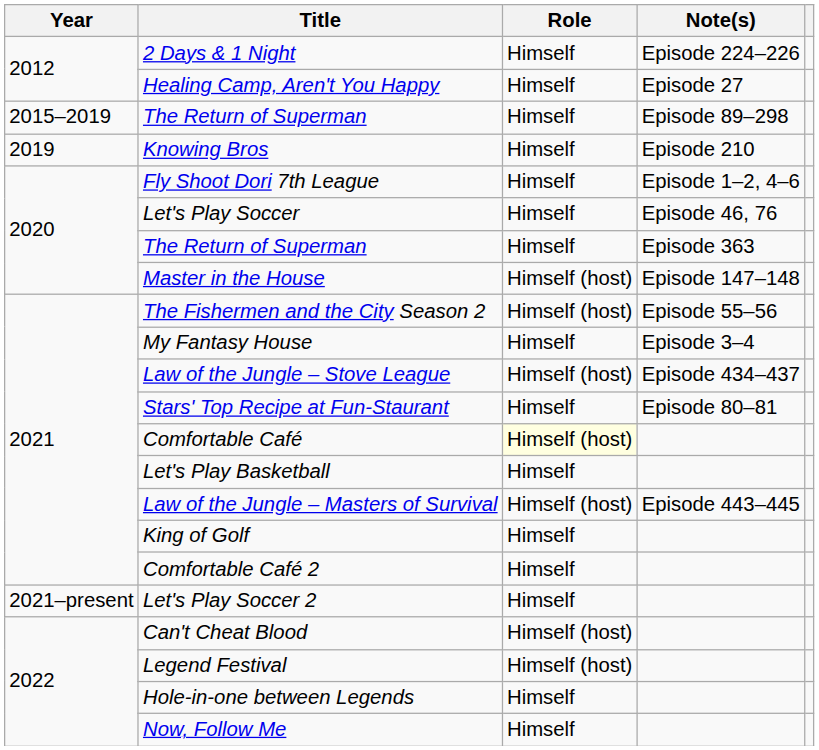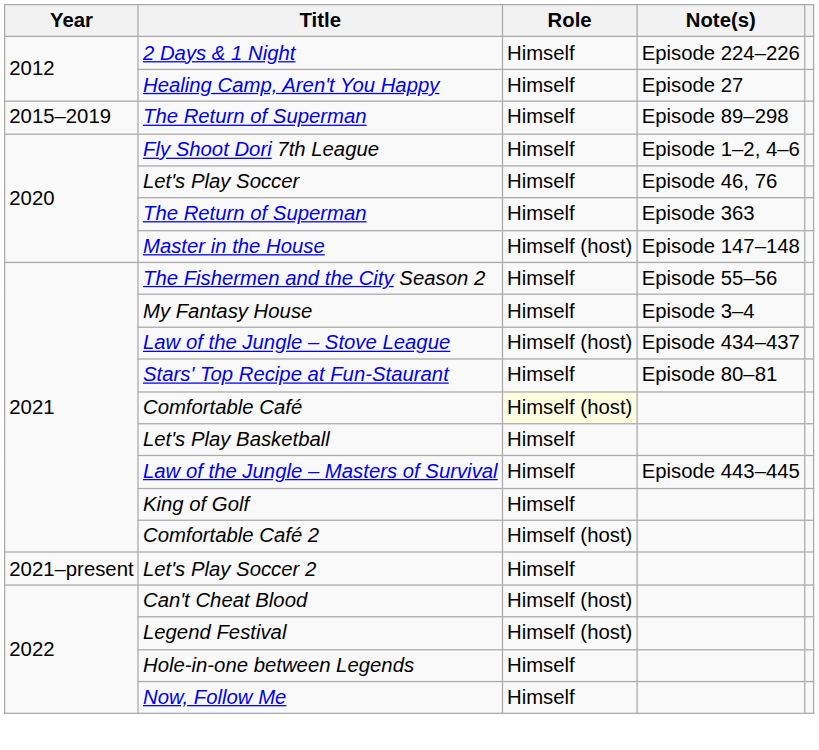- row: (206, 149)
(570, 310) Himself (host) -> (541, 278) Himself
(570, 504) Himself (host) -> (541, 471) Himself
(541, 568) Himself -> (570, 536) Himself (host)
